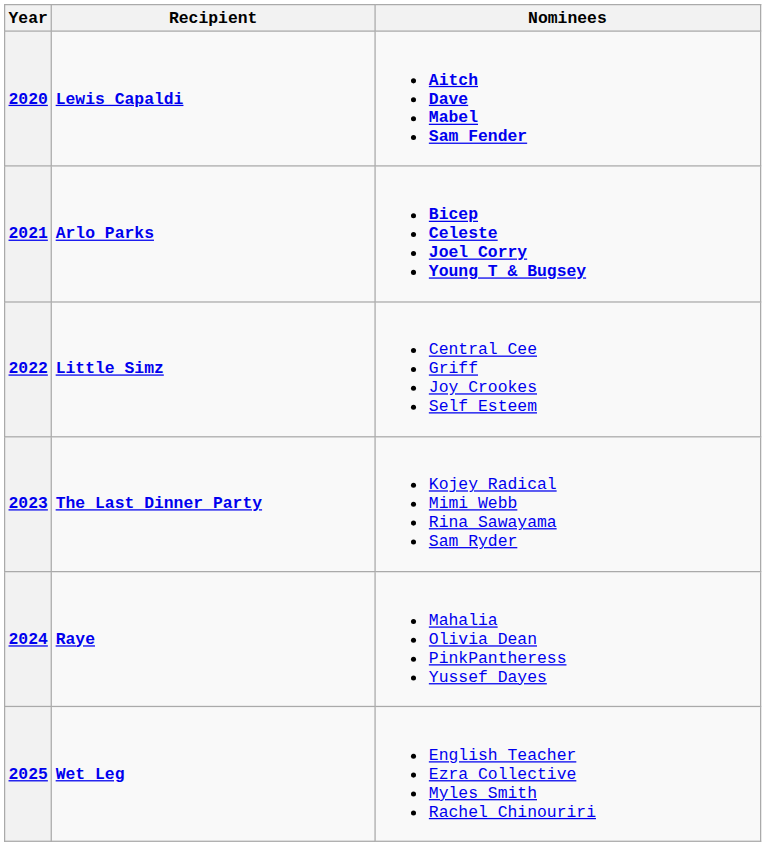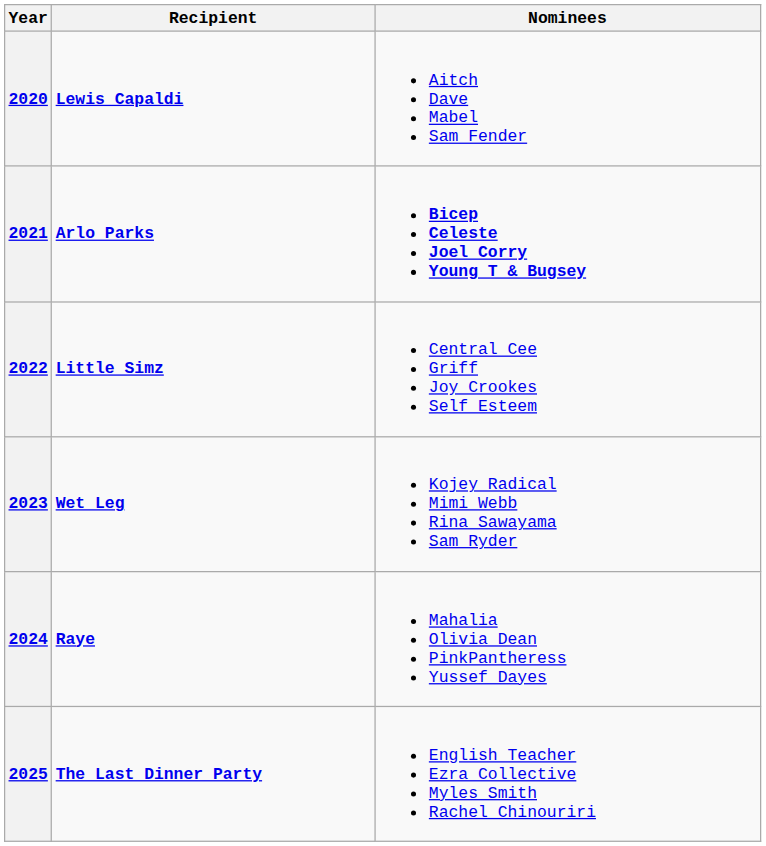(567, 108) bold -> (567, 108) normal
(159, 504) The Last Dinner Party -> (90, 504) Wet Leg
(90, 774) Wet Leg -> (159, 774) The Last Dinner Party
